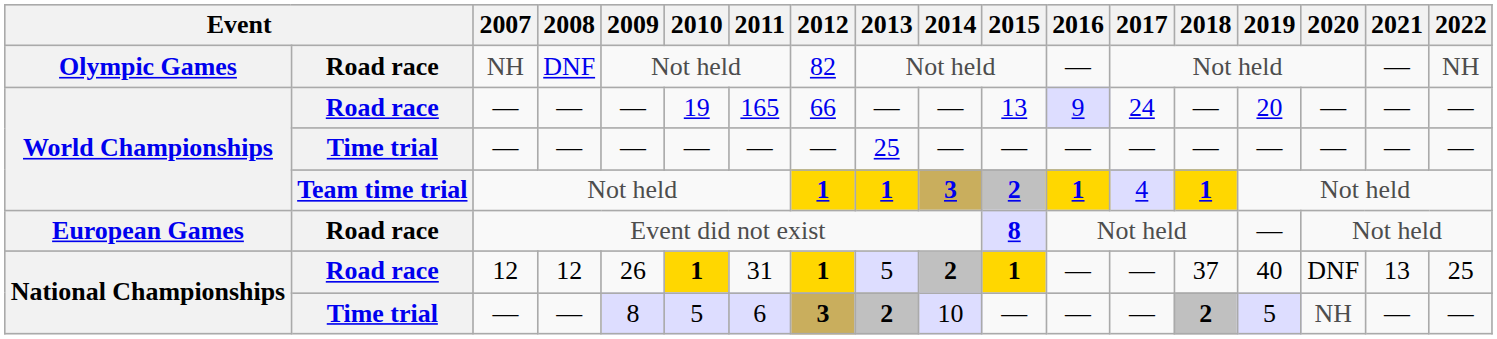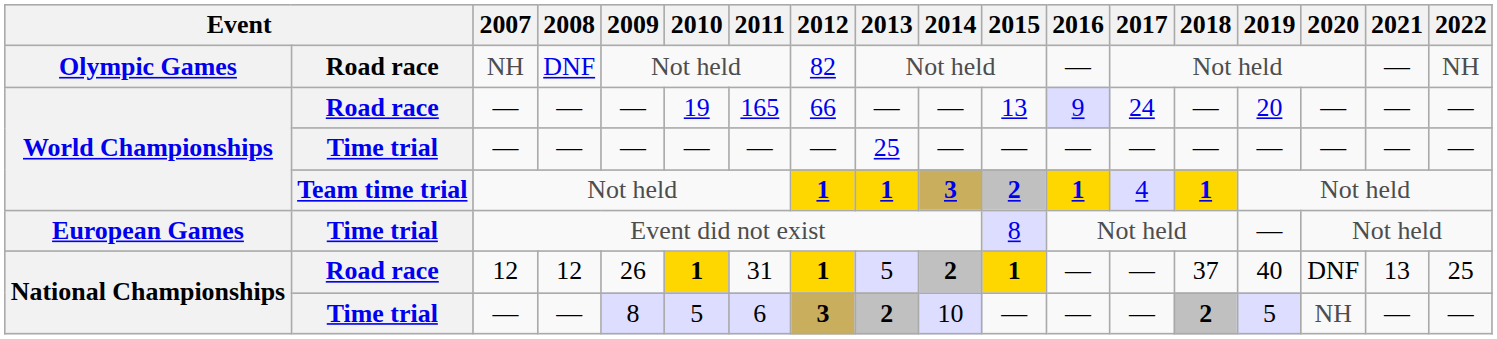(382, 230) Road race -> (382, 230) Time trial
(1014, 230) bold -> (1014, 230) normal
